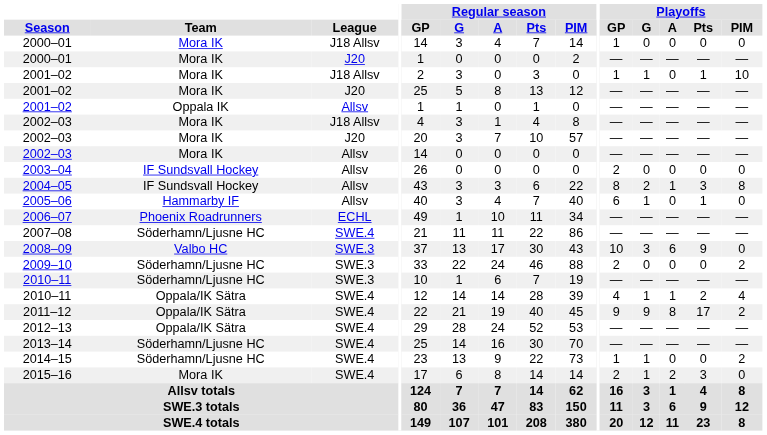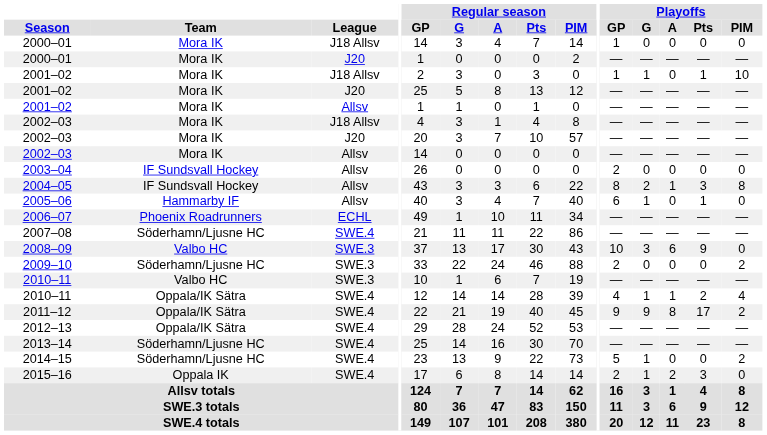(201, 106) Oppala IK -> (201, 106) Mora IK
(201, 280) Söderhamn/Ljusne HC -> (201, 280) Valbo HC
(616, 359) 1 -> (616, 359) 5
(201, 375) Mora IK -> (201, 375) Oppala IK
